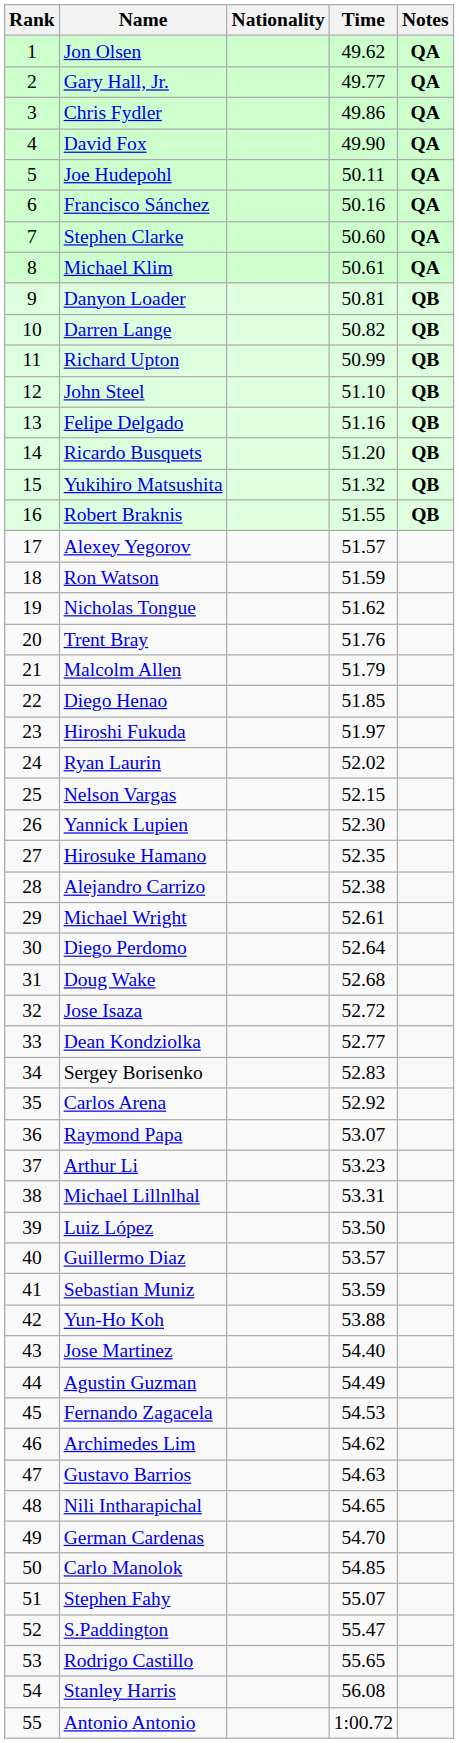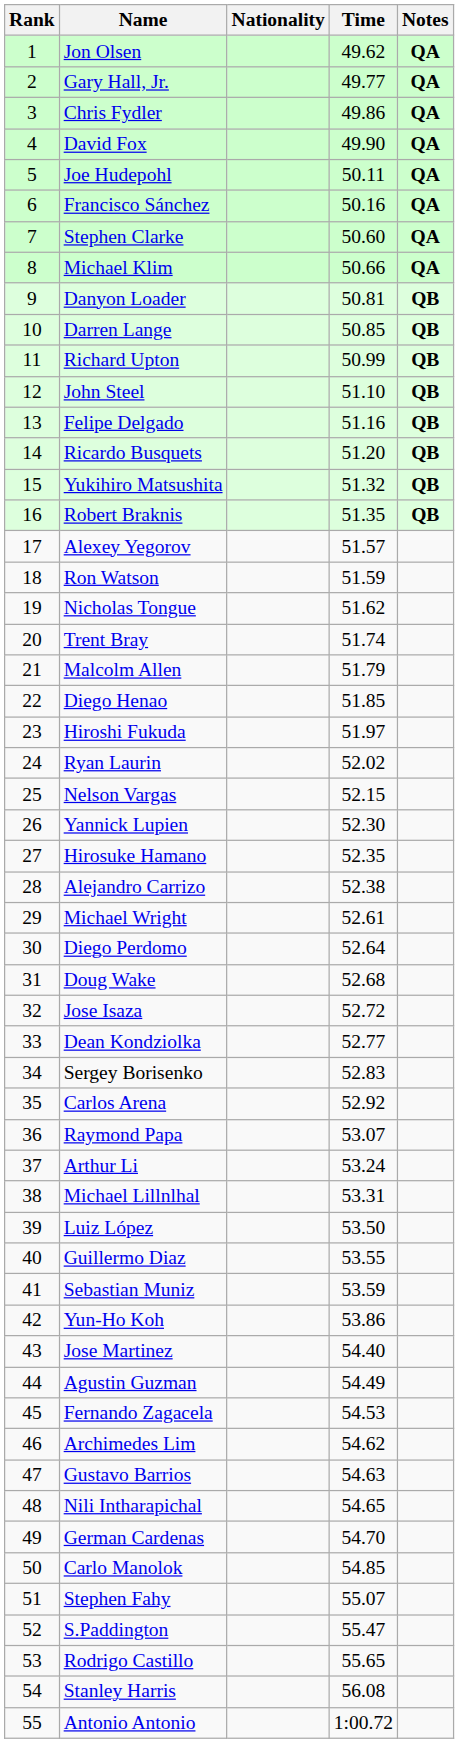(363, 267) 50.61 -> (363, 267) 50.66
(363, 329) 50.82 -> (363, 329) 50.85
(363, 515) 51.55 -> (363, 515) 51.35
(363, 639) 51.76 -> (363, 639) 51.74
(363, 1165) 53.23 -> (363, 1165) 53.24
(363, 1258) 53.57 -> (363, 1258) 53.55
(363, 1320) 53.88 -> (363, 1320) 53.86
